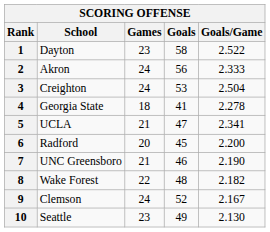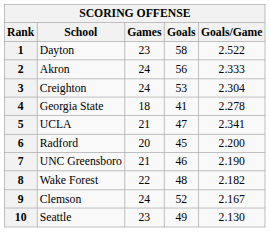(232, 87) 2.504 -> (232, 87) 2.304
